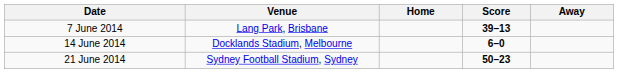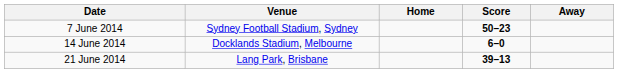(282, 28) Lang Park, Brisbane -> (282, 28) Sydney Football Stadium, Sydney
(496, 28) 39–13 -> (496, 28) 50–23
(282, 60) Sydney Football Stadium, Sydney -> (282, 60) Lang Park, Brisbane
(496, 60) 50–23 -> (496, 60) 39–13
